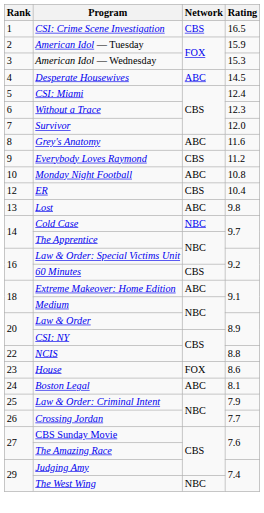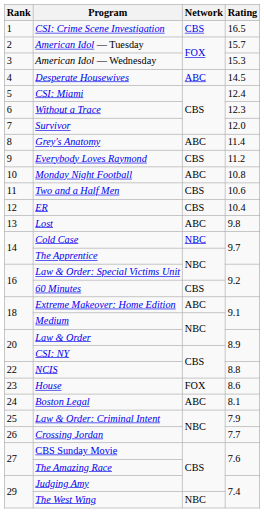(237, 45) 15.9 -> (237, 45) 15.7
(236, 142) 11.6 -> (236, 142) 11.4
+ row: (77, 191)
